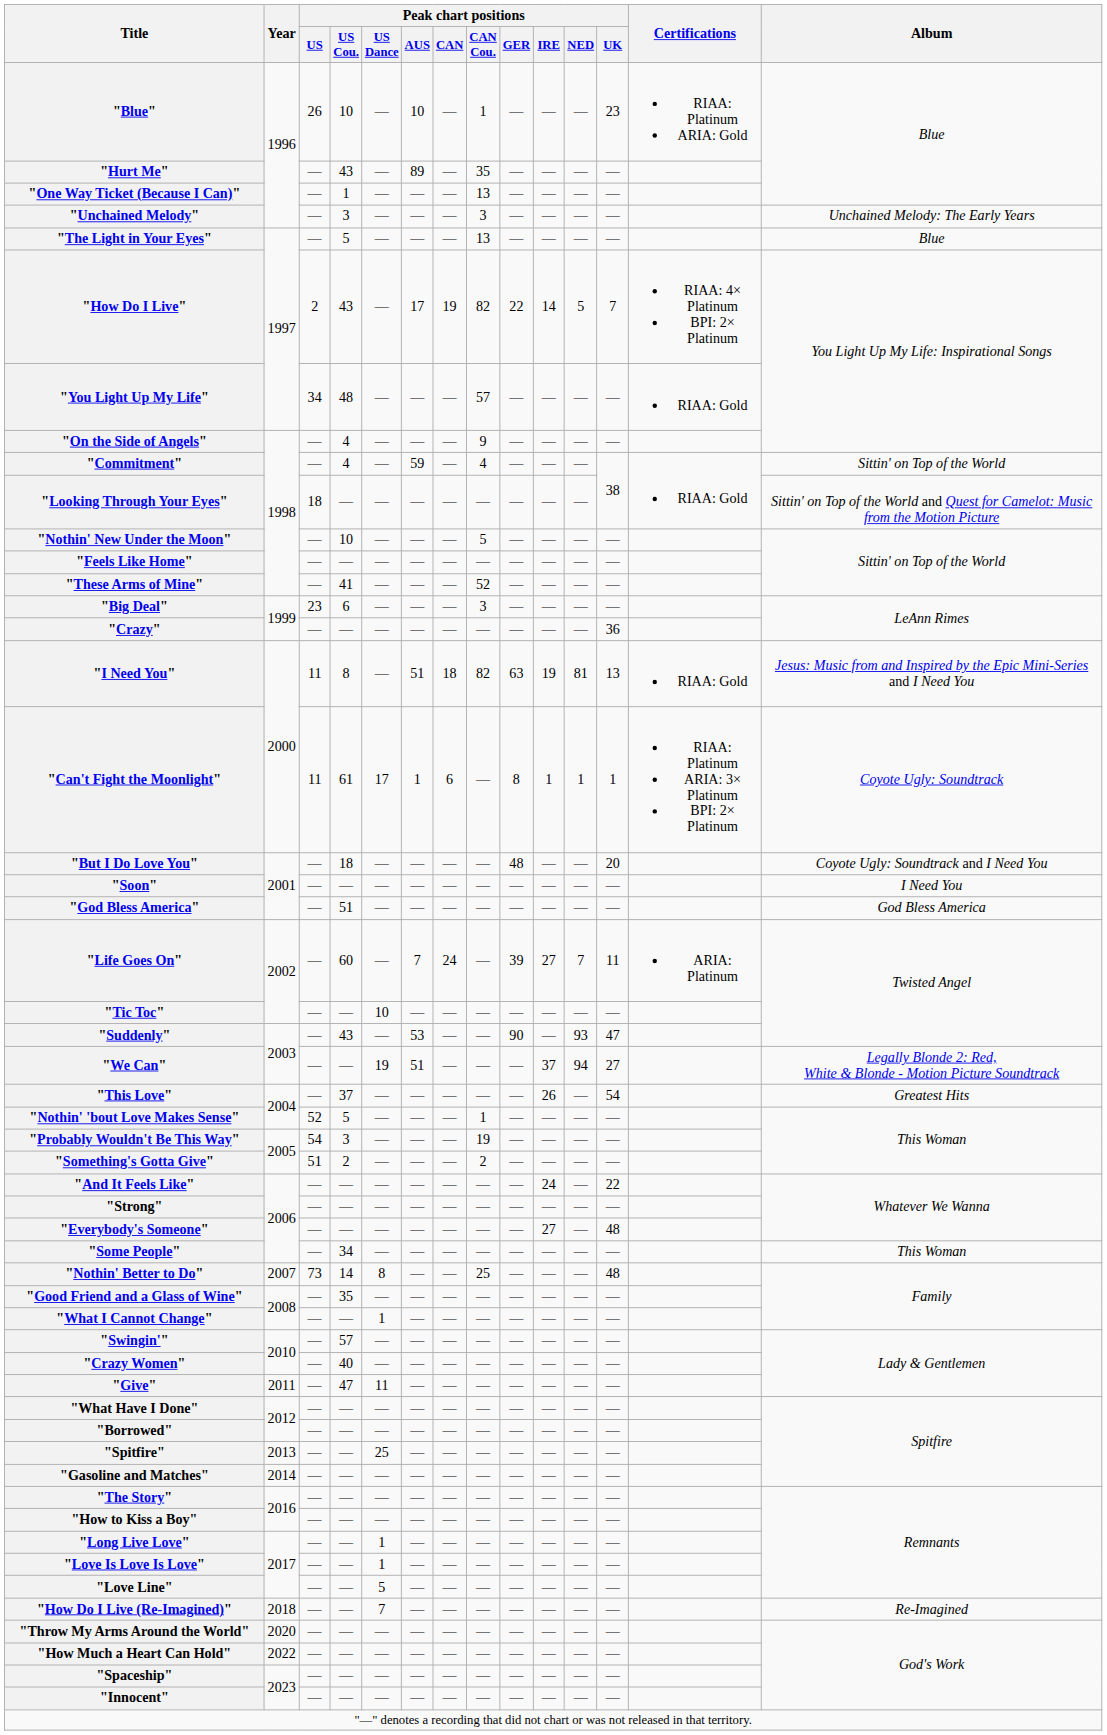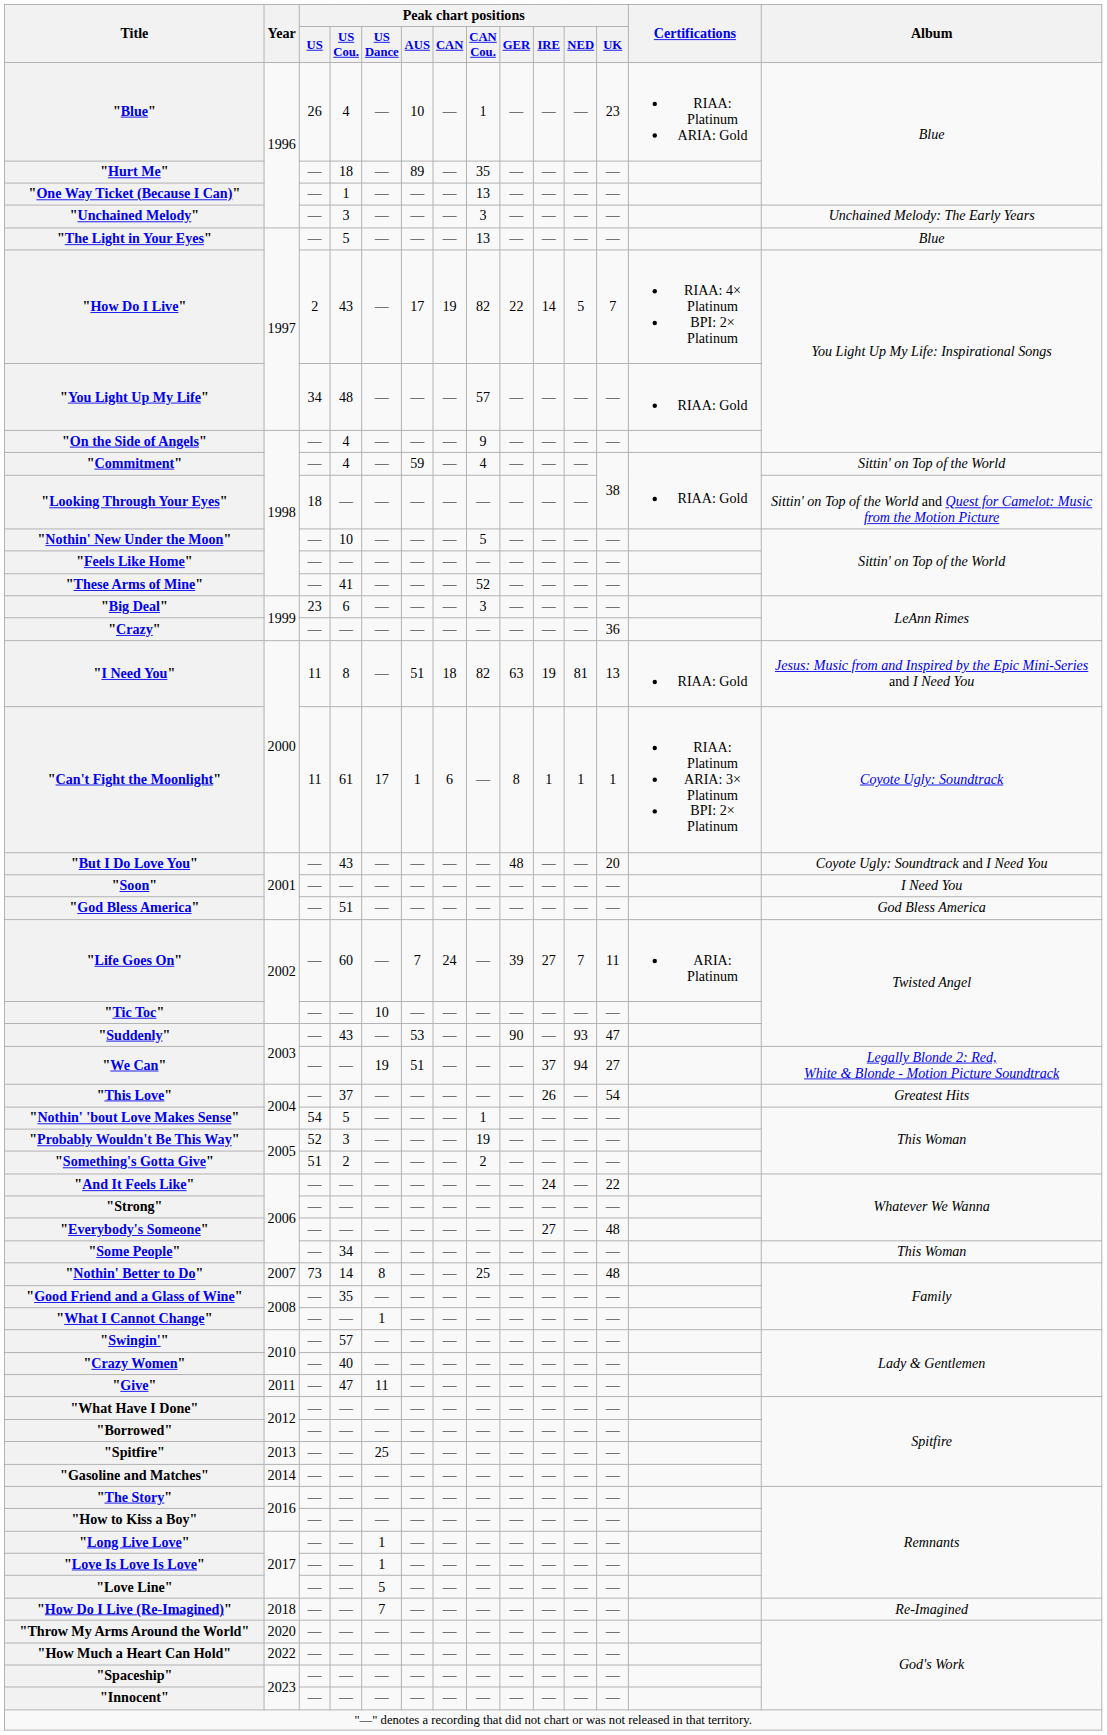(346, 111) 10 -> (346, 111) 4
(346, 171) 43 -> (346, 171) 18
(346, 863) 18 -> (346, 863) 43
(315, 1117) 52 -> (315, 1117) 54
(315, 1140) 54 -> (315, 1140) 52
